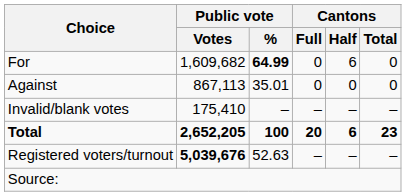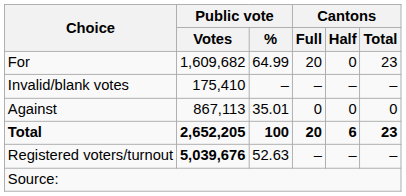(271, 62) bold -> (271, 62) normal
(318, 62) 0 -> (314, 62) 20
(352, 62) 6 -> (352, 62) 0
(393, 62) 0 -> (389, 62) 23
rows swapped: (32, 86) <-> (68, 109)
